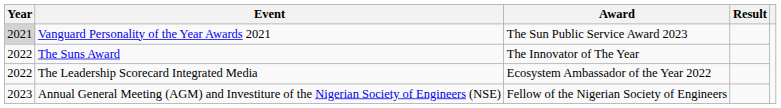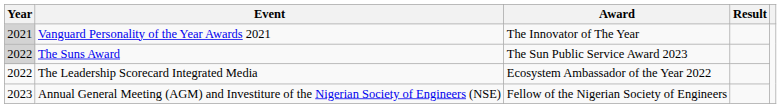(597, 34) The Sun Public Service Award 2023 -> (573, 34) The Innovator of The Year
(20, 53) no background -> (20, 53) lightgrey background
(573, 53) The Innovator of The Year -> (597, 53) The Sun Public Service Award 2023
